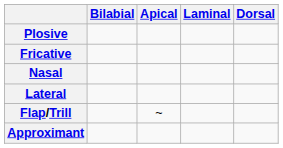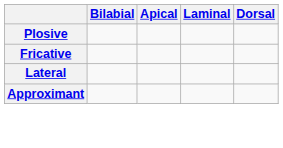- row: (46, 73)
- row: (46, 113)
